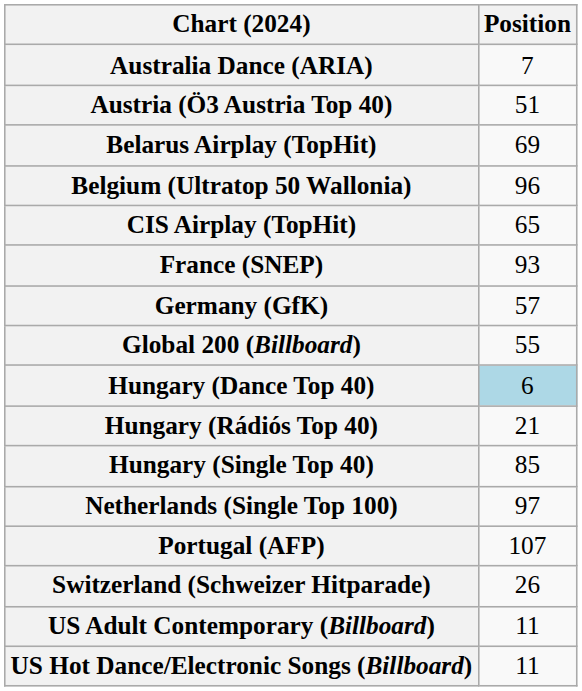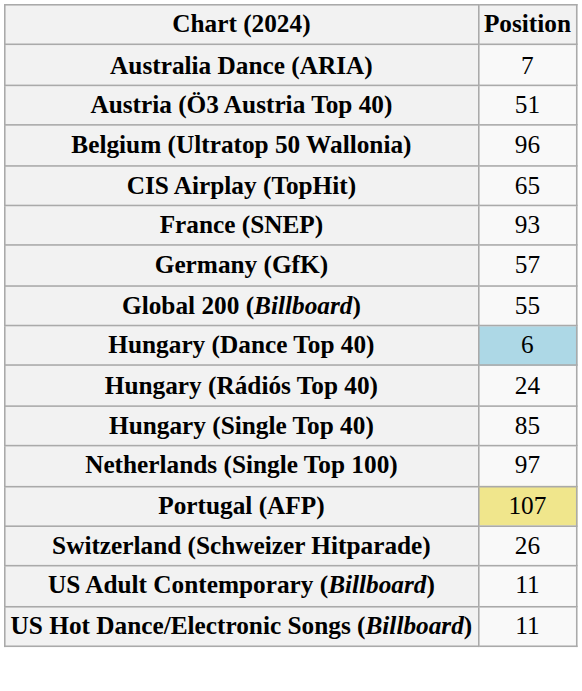- row: (241, 144)
(527, 425) 21 -> (527, 385) 24
(527, 545) no background -> (527, 505) khaki background
